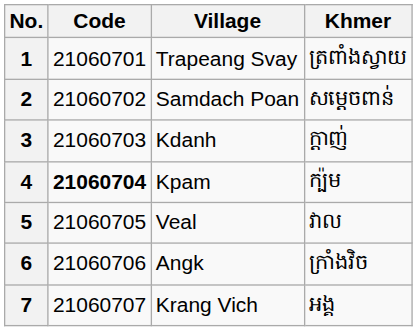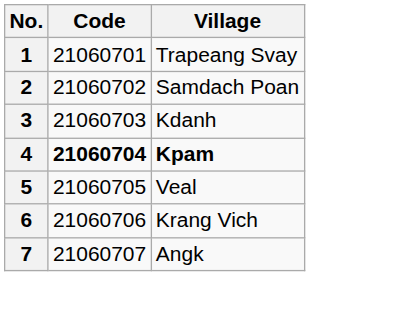- column: (358, 21)
(183, 181) normal -> (185, 154) bold
(180, 263) Angk -> (207, 220) Krang Vich
(207, 304) Krang Vich -> (180, 253) Angk
